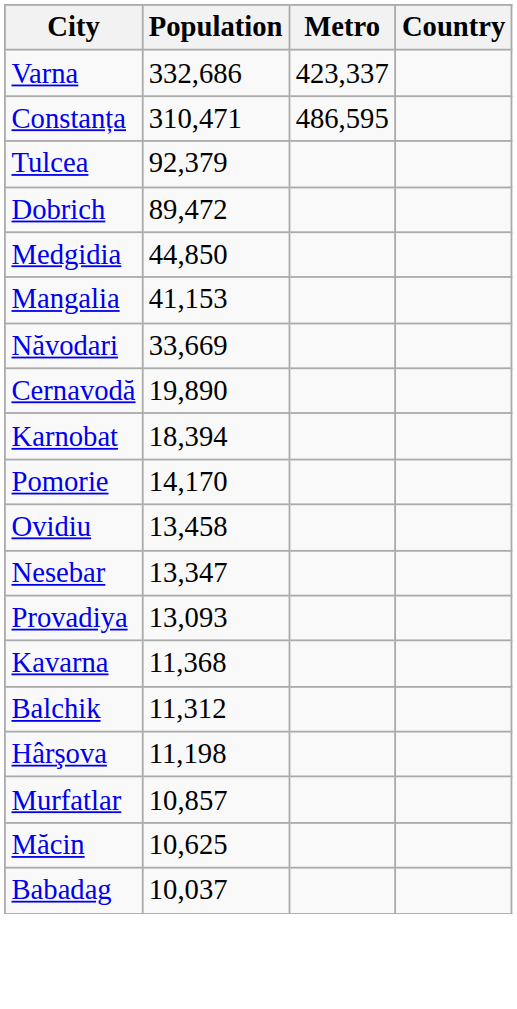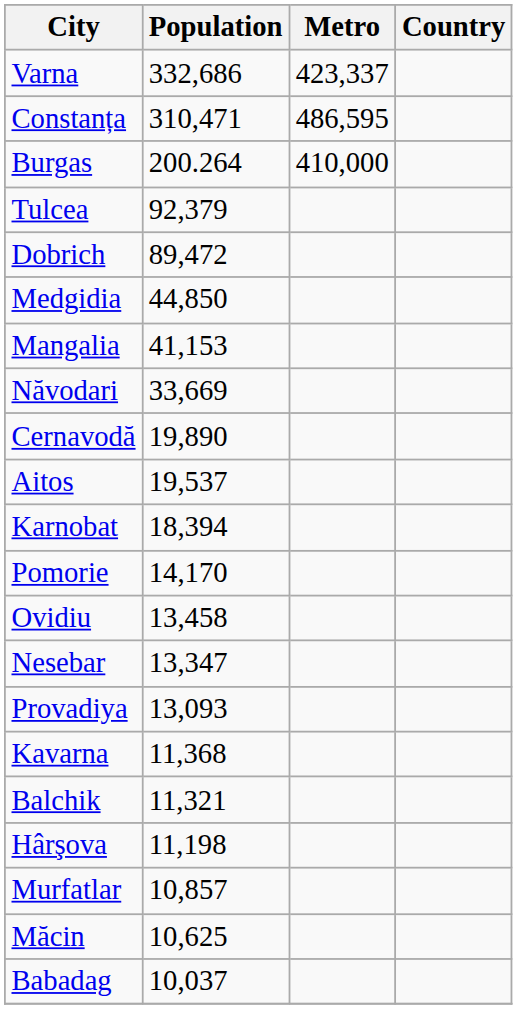+ row: (52, 163)
+ row: (43, 481)
(188, 708) 11,312 -> (188, 799) 11,321
